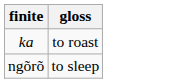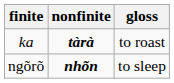+ column: (81, 16)
